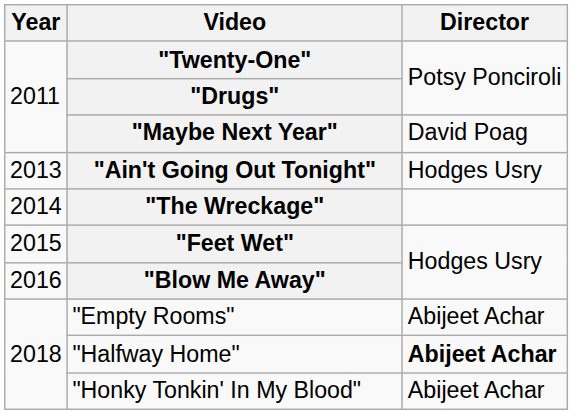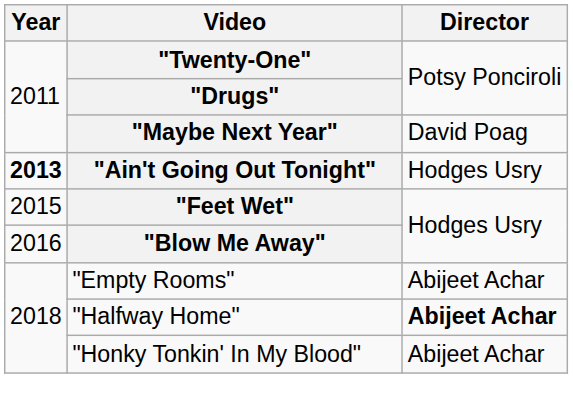(36, 170) normal -> (36, 170) bold
- row: (235, 206)
